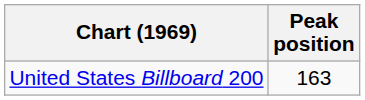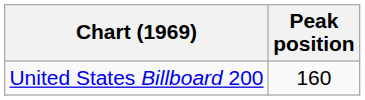(314, 77) 163 -> (314, 77) 160
